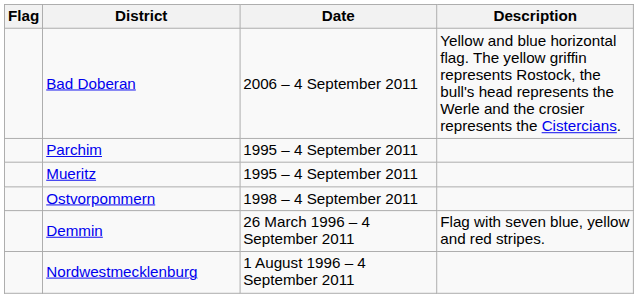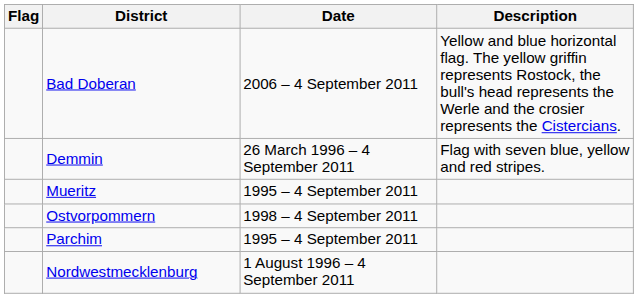rows swapped: (75, 231) <-> (74, 150)
